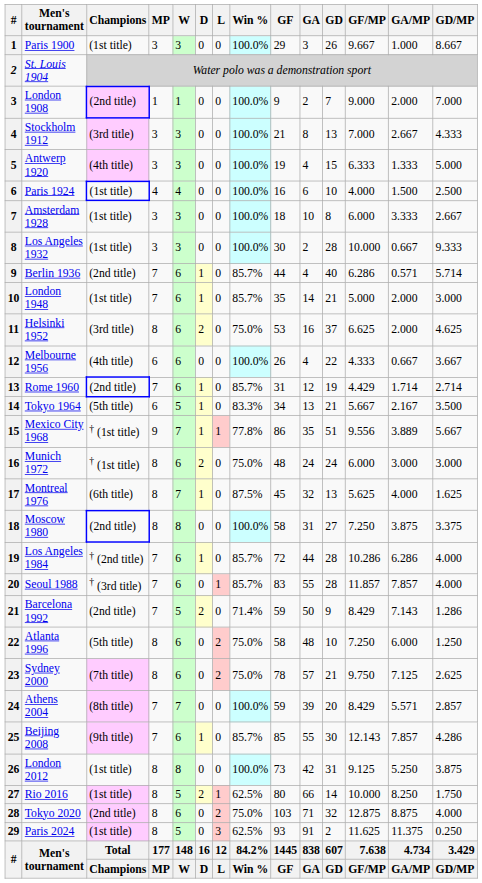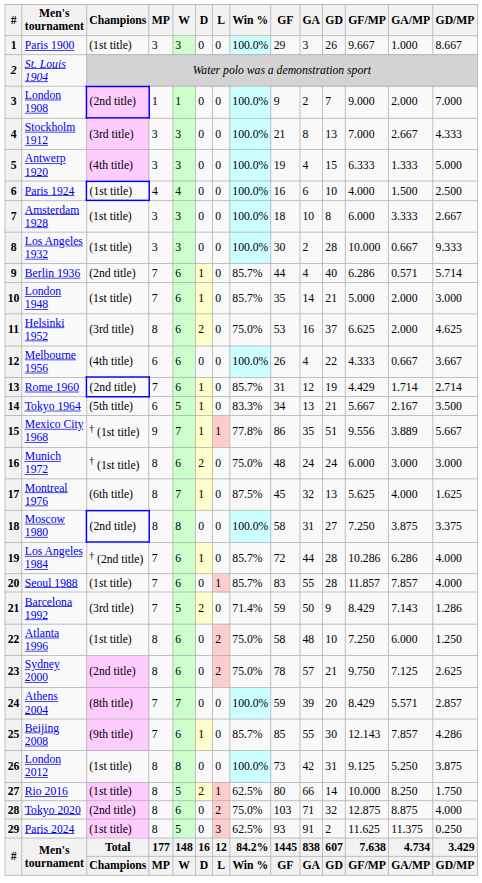(115, 584) † (3rd title) -> (110, 583) (1st title)
(112, 611) (2nd title) -> (111, 608) (3rd title)
(111, 643) (5th title) -> (110, 639) (1st title)
(111, 674) (7th title) -> (112, 671) (2nd title)
